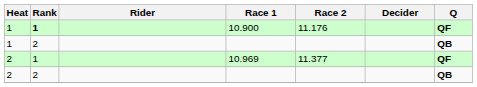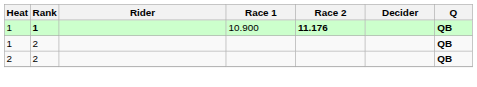(313, 28) normal -> (313, 28) bold
(444, 28) QF -> (445, 28) QB
- row: (9, 59)
